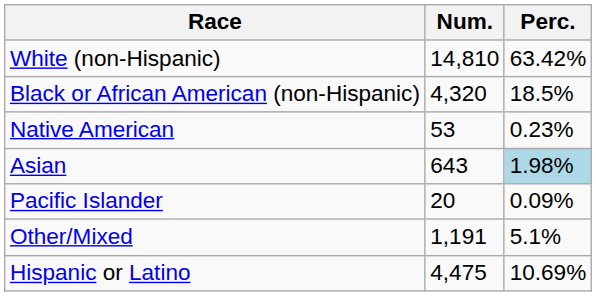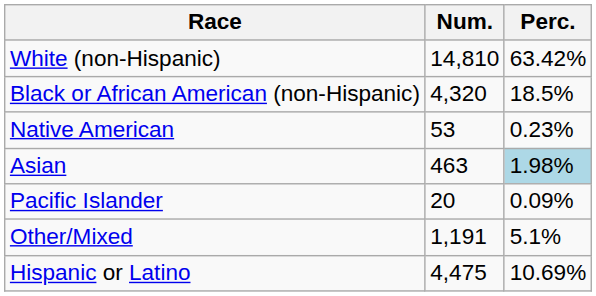(449, 165) 643 -> (449, 165) 463
